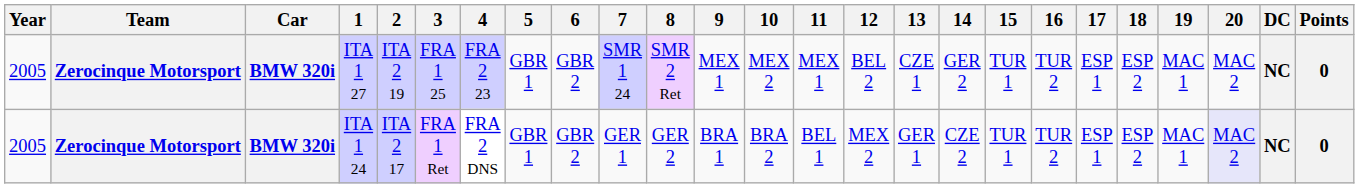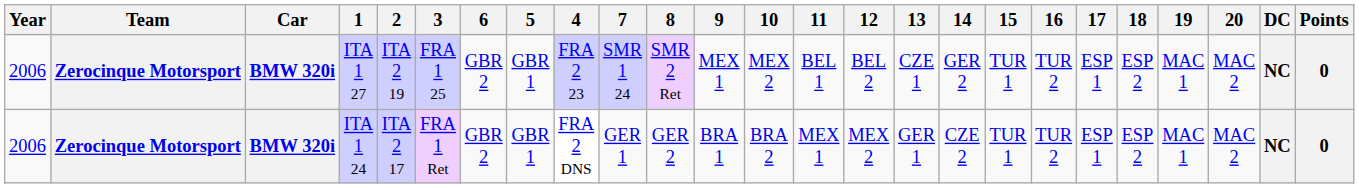columns swapped: (483, 19) <-> (575, 19)
(28, 71) 2005 -> (28, 71) 2006
(819, 71) MEX 1 -> (819, 71) BEL 1
(28, 145) 2005 -> (28, 145) 2006
(819, 145) BEL 1 -> (819, 145) MEX 1
(1234, 145) lavender background -> (1234, 145) no background
